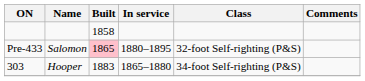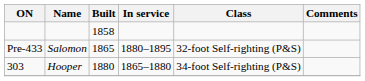(103, 48) pink background -> (103, 48) no background
(103, 66) 1883 -> (103, 66) 1880
